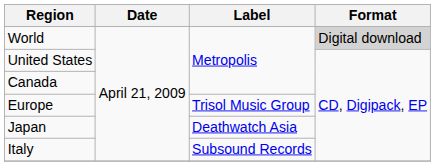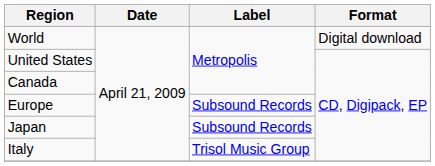(370, 37) lightgrey background -> (370, 37) no background
(251, 104) Trisol Music Group -> (252, 104) Subsound Records
(245, 127) Deathwatch Asia -> (252, 127) Subsound Records
(252, 149) Subsound Records -> (251, 149) Trisol Music Group
